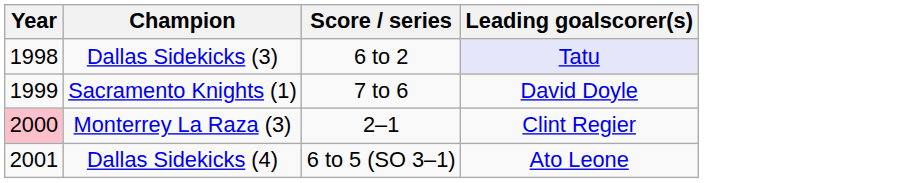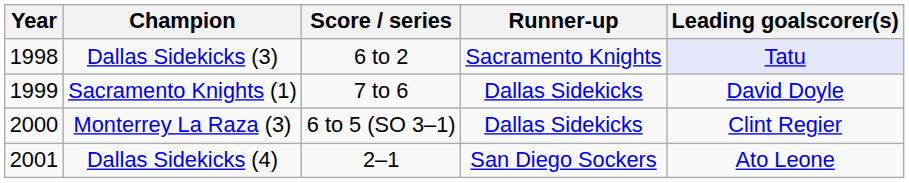+ column: (564, 21)
(34, 125) pink background -> (34, 125) no background
(381, 125) 2–1 -> (381, 125) 6 to 5 (SO 3–1)
(381, 159) 6 to 5 (SO 3–1) -> (381, 159) 2–1
